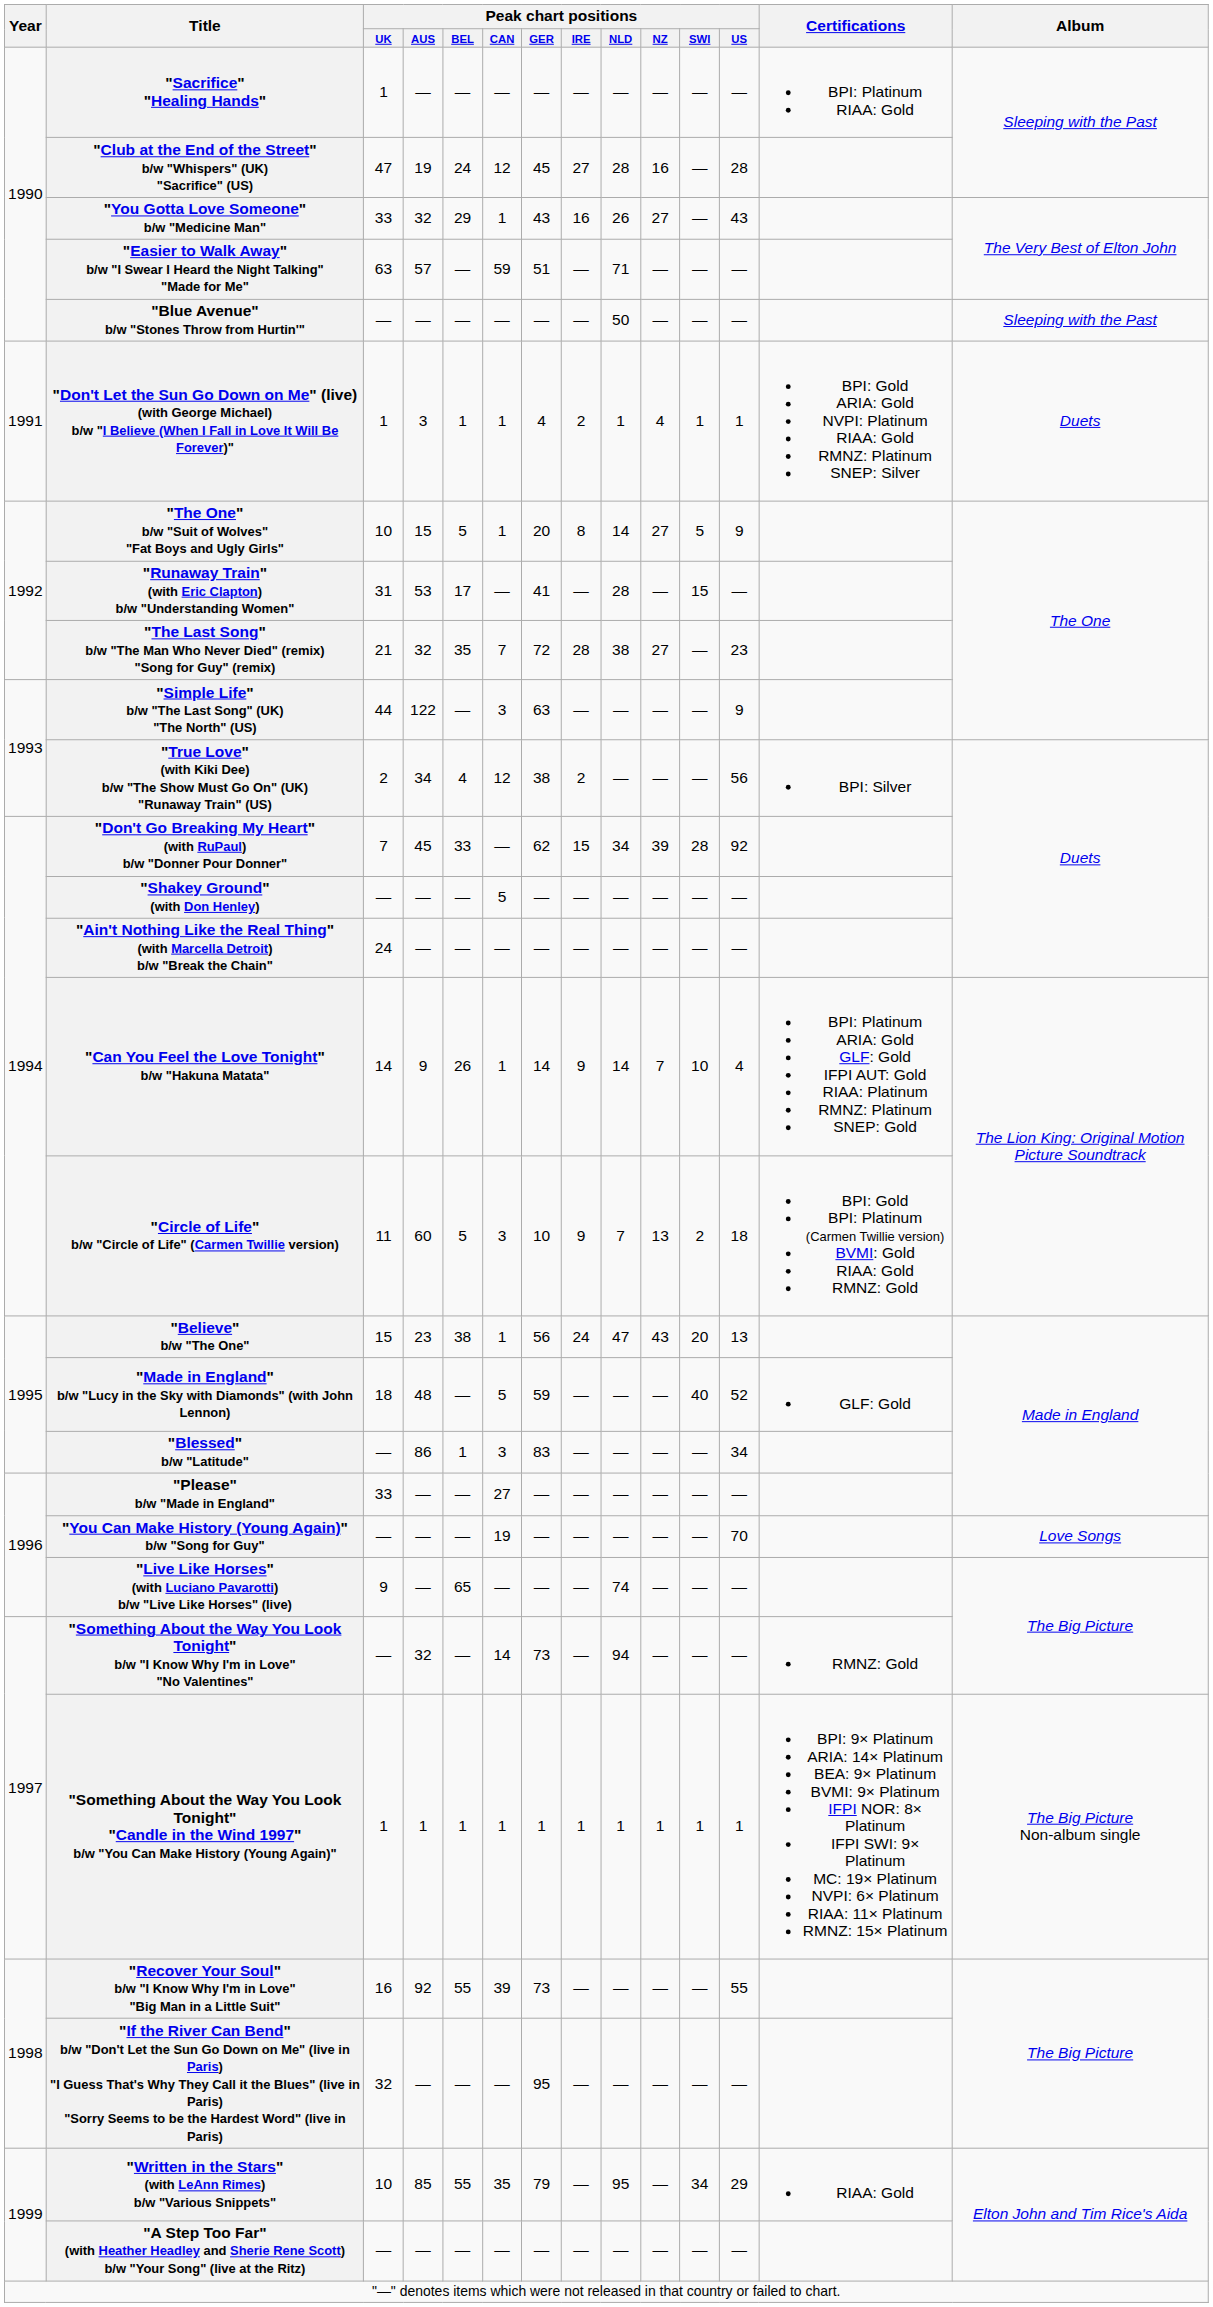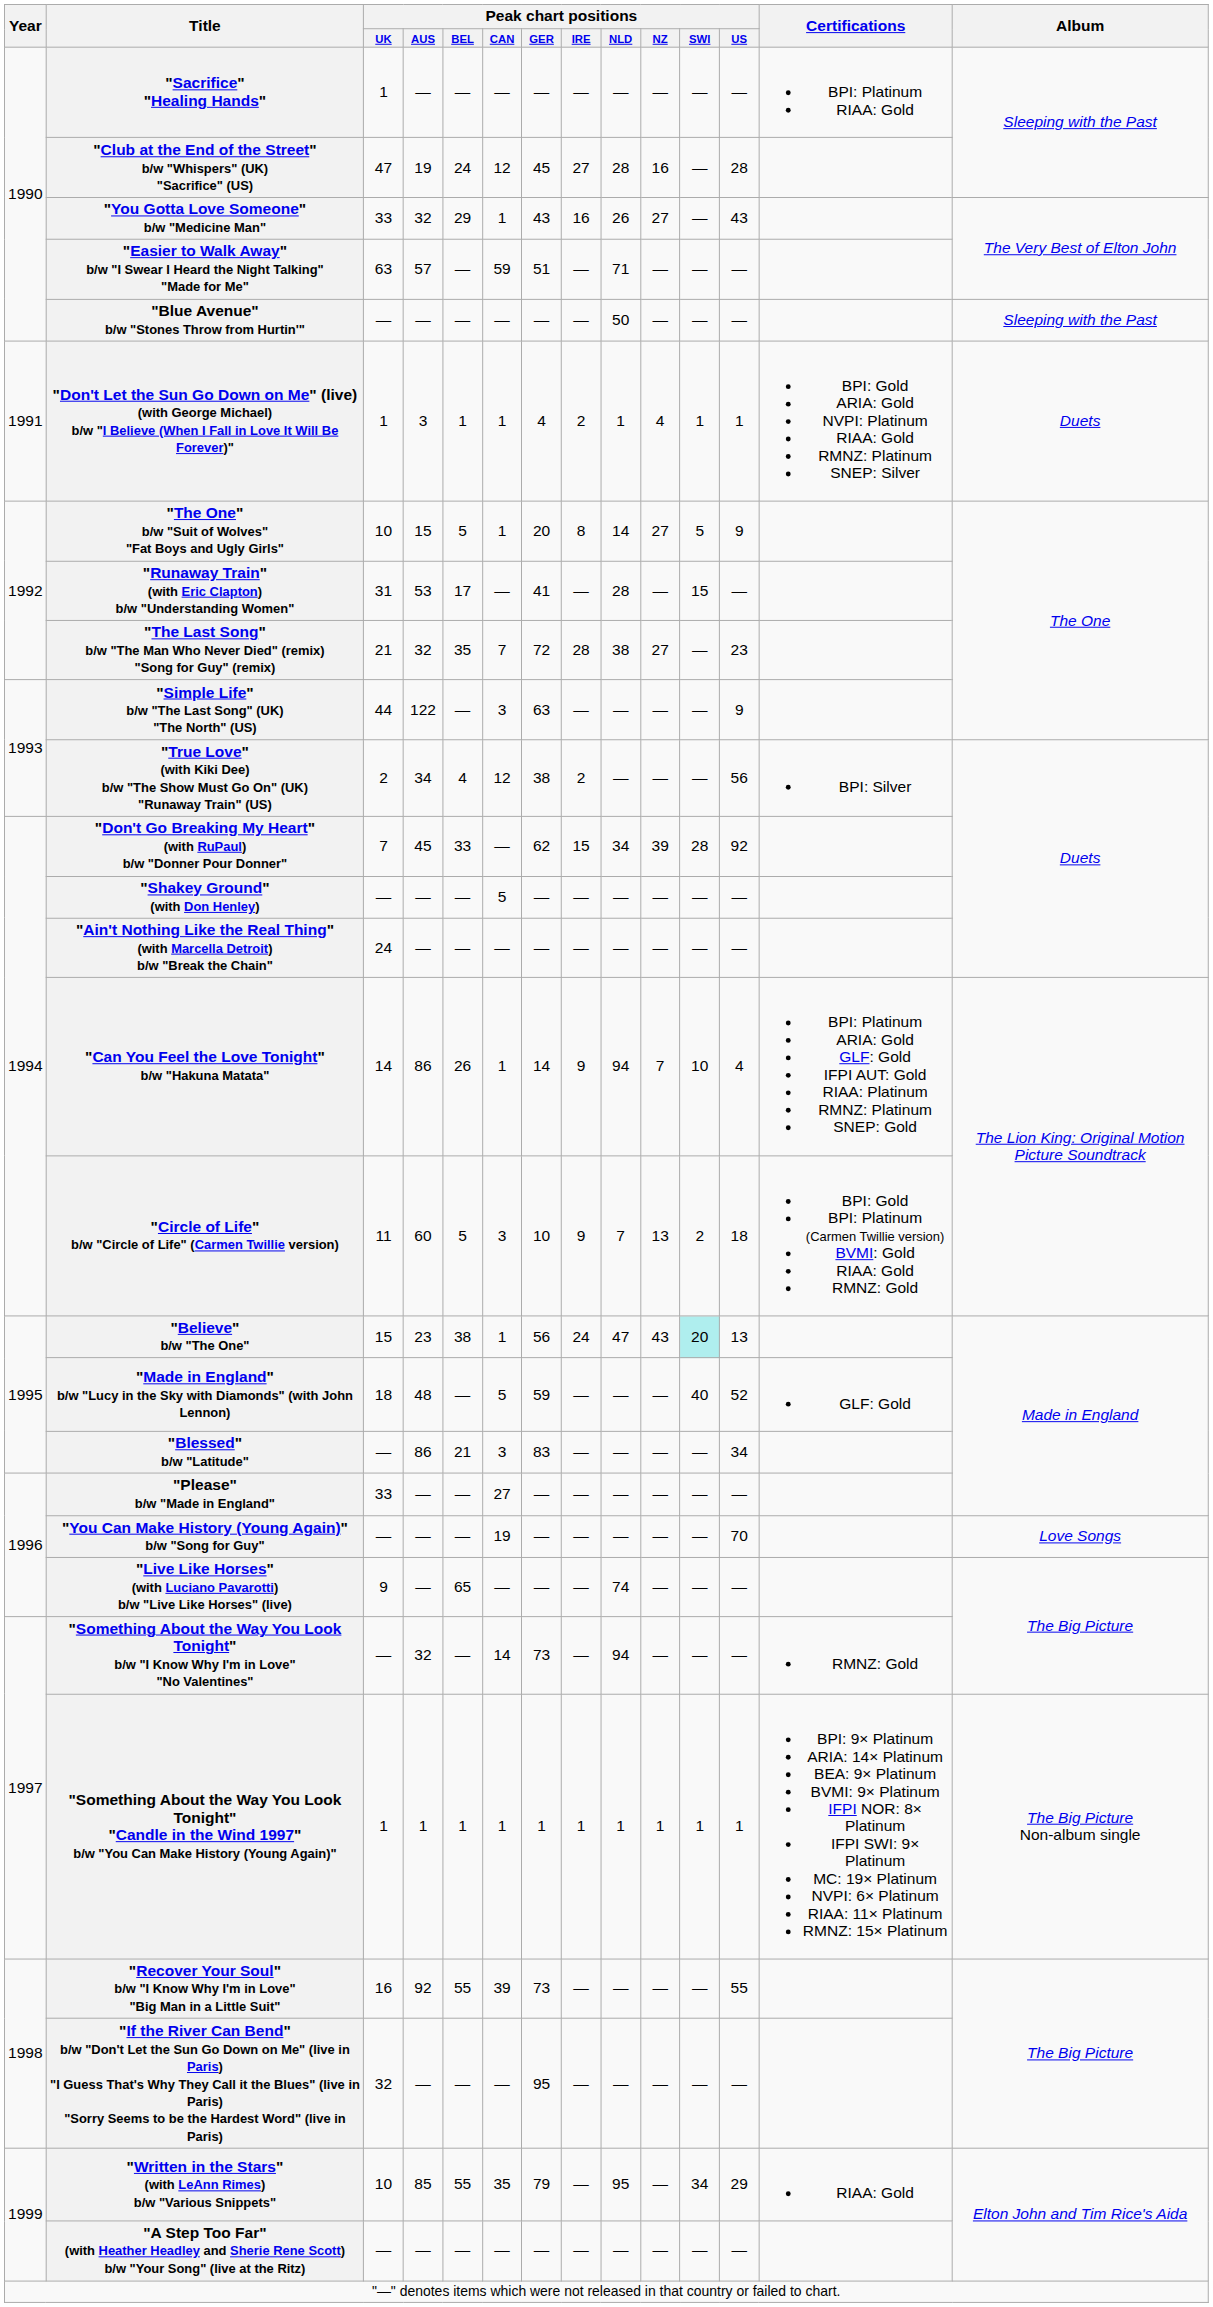(423, 1066) 9 -> (423, 1066) 86
(621, 1066) 14 -> (621, 1066) 94
(700, 1337) no background -> (700, 1337) paleturquoise background
(463, 1452) 1 -> (463, 1452) 21
